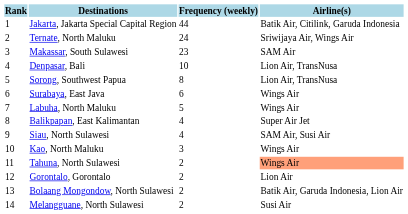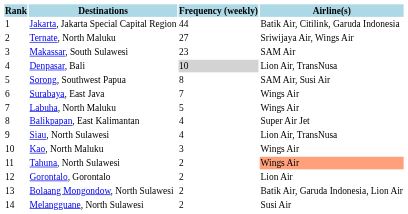(184, 38) 24 -> (184, 38) 27
(184, 66) no background -> (184, 66) lightgrey background
(299, 80) Lion Air, TransNusa -> (295, 80) SAM Air, Susi Air
(181, 93) 6 -> (181, 93) 7
(295, 135) SAM Air, Susi Air -> (299, 135) Lion Air, TransNusa
